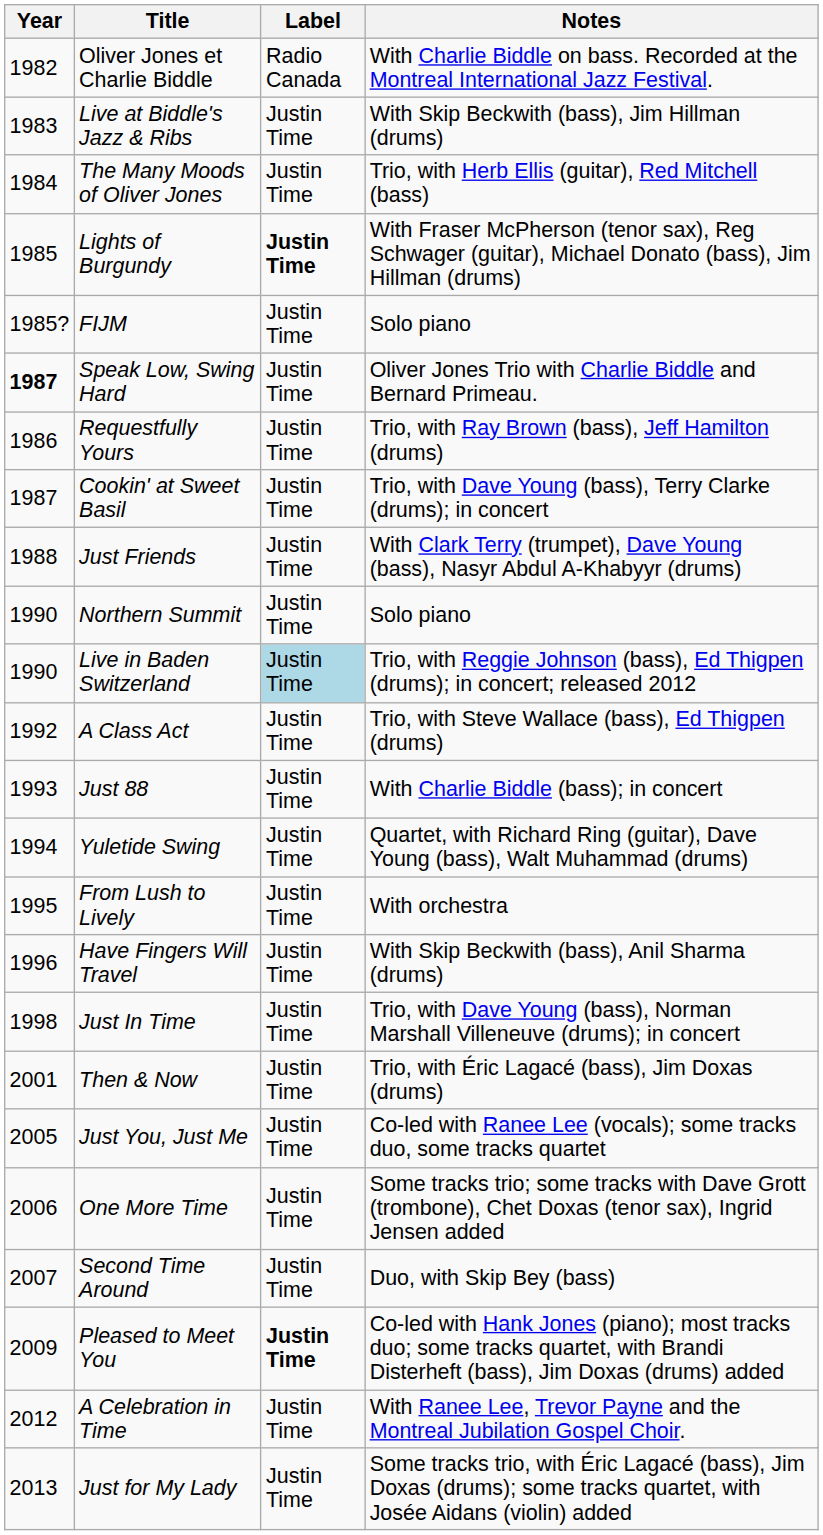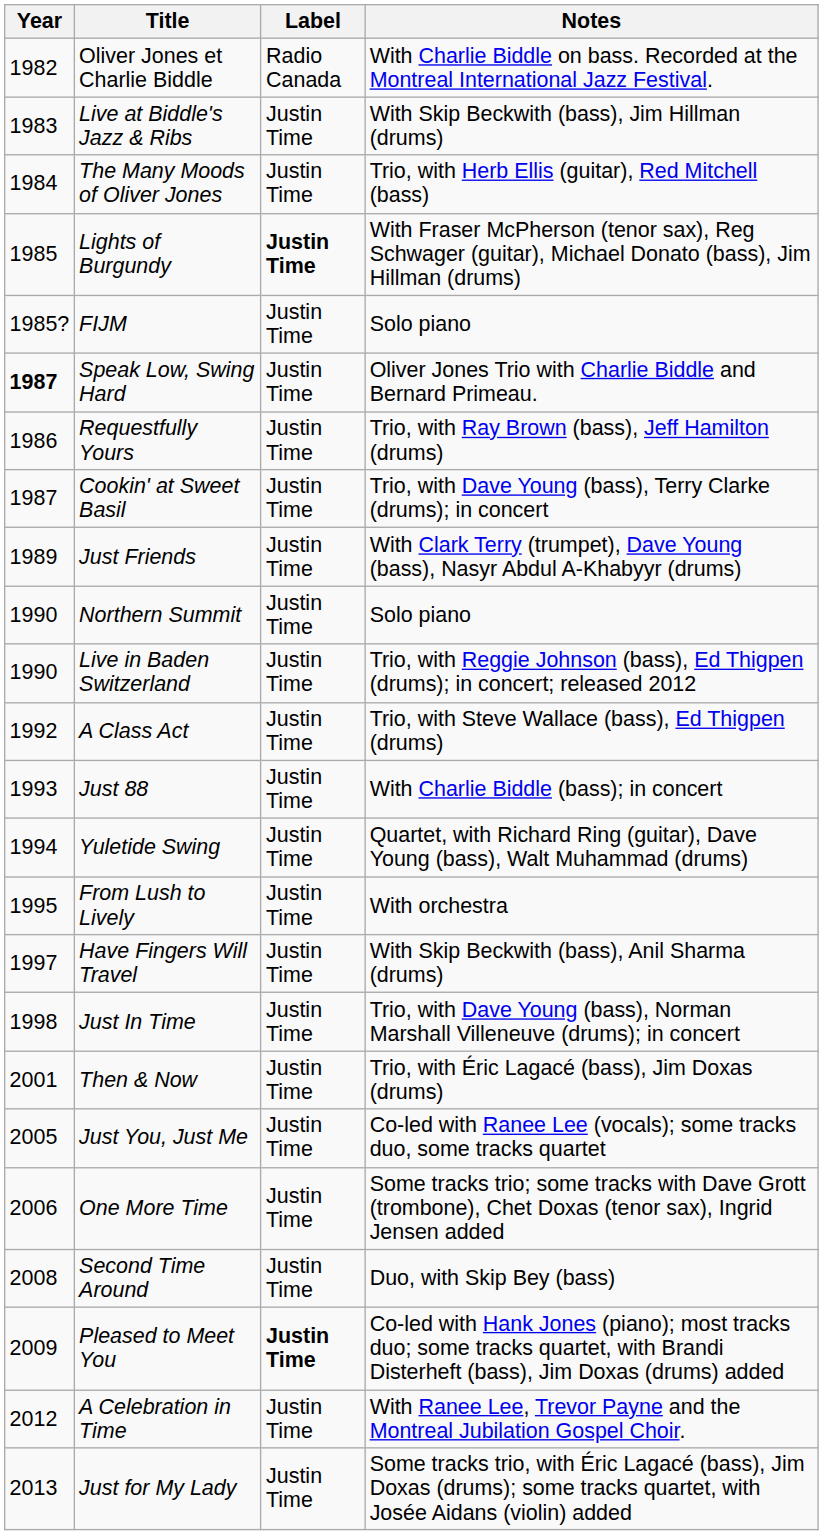(33, 556) 1988 -> (33, 556) 1989
(294, 672) lightblue background -> (294, 672) no background
(33, 963) 1996 -> (33, 963) 1997
(33, 1278) 2007 -> (33, 1278) 2008
